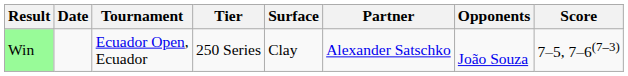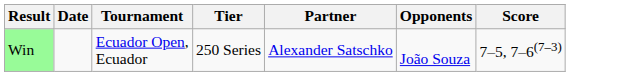- column: (294, 16)
